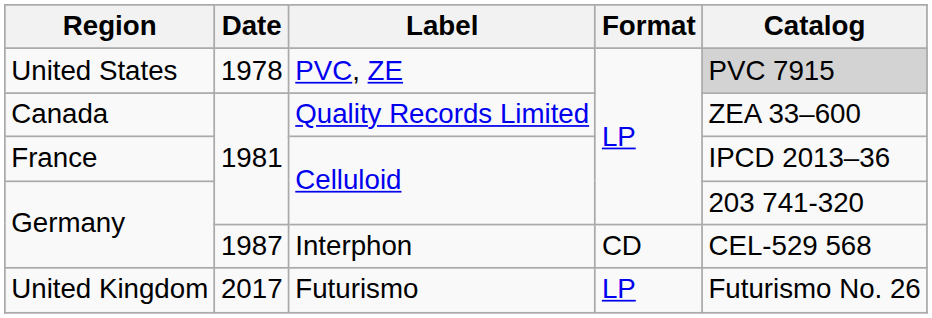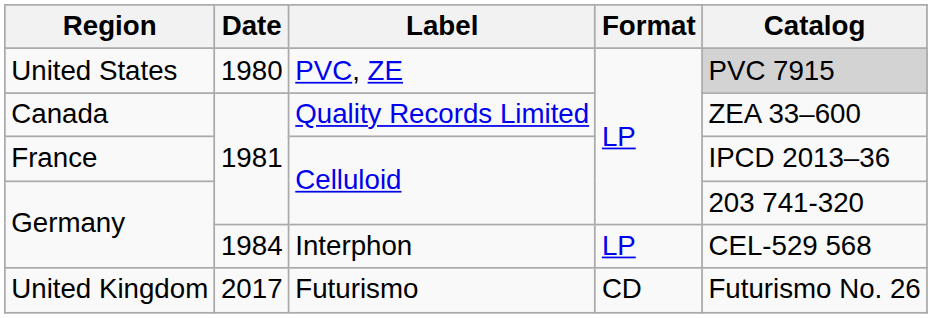(252, 70) 1978 -> (252, 70) 1980
(252, 245) 1987 -> (252, 245) 1984
(622, 245) CD -> (619, 245) LP
(619, 289) LP -> (622, 289) CD
